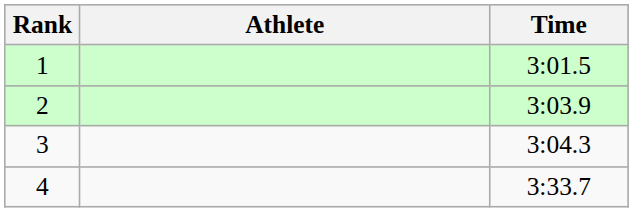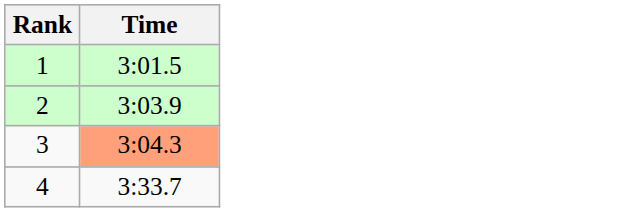- column: (285, 24)
(559, 145) no background -> (150, 145) lightsalmon background
